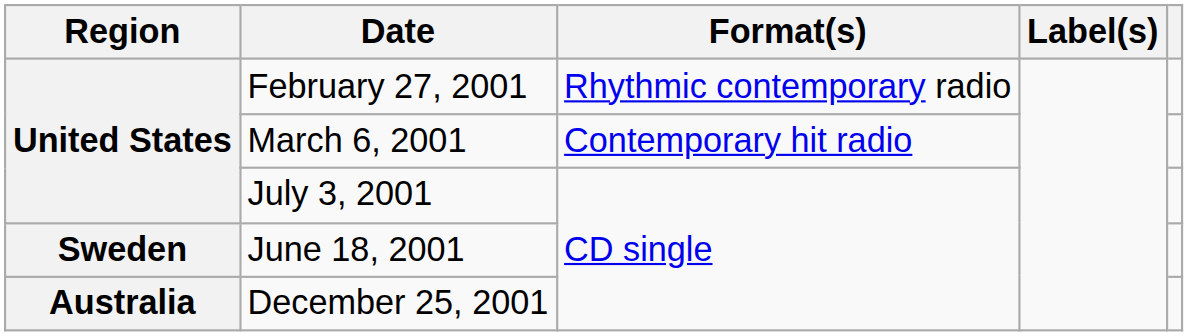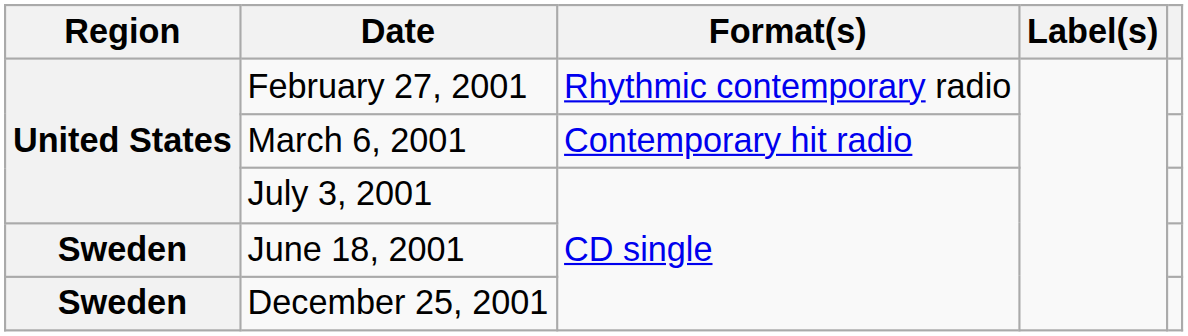(122, 303) Australia -> (122, 303) Sweden
